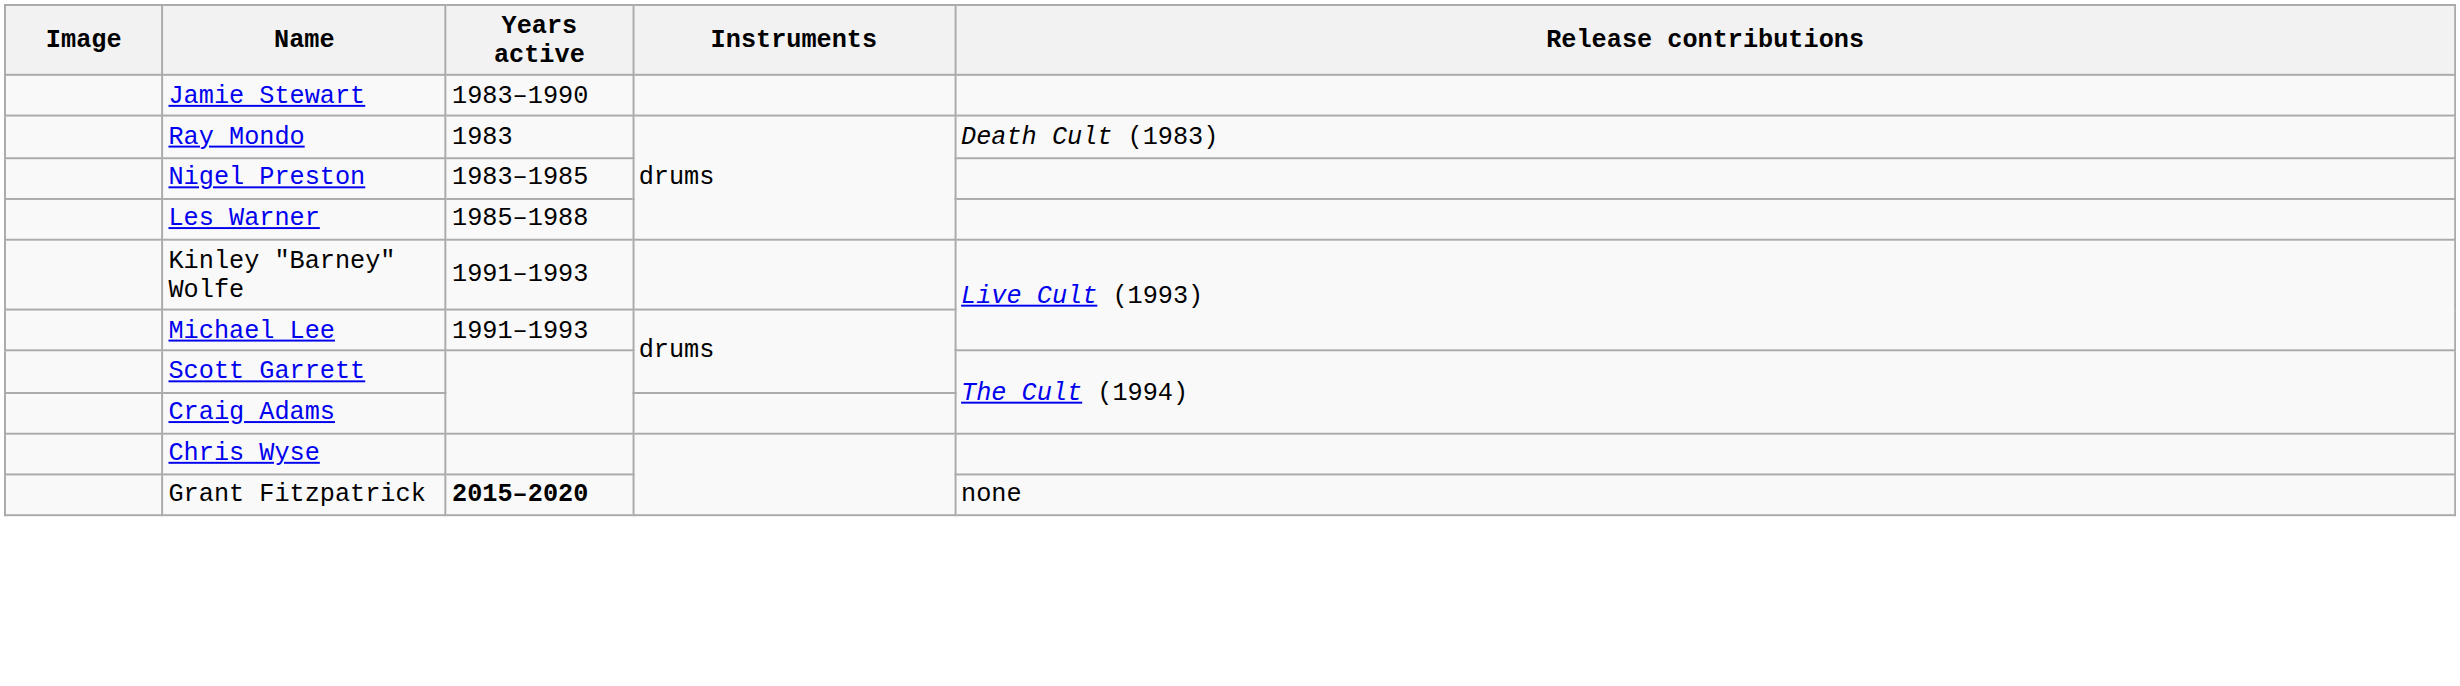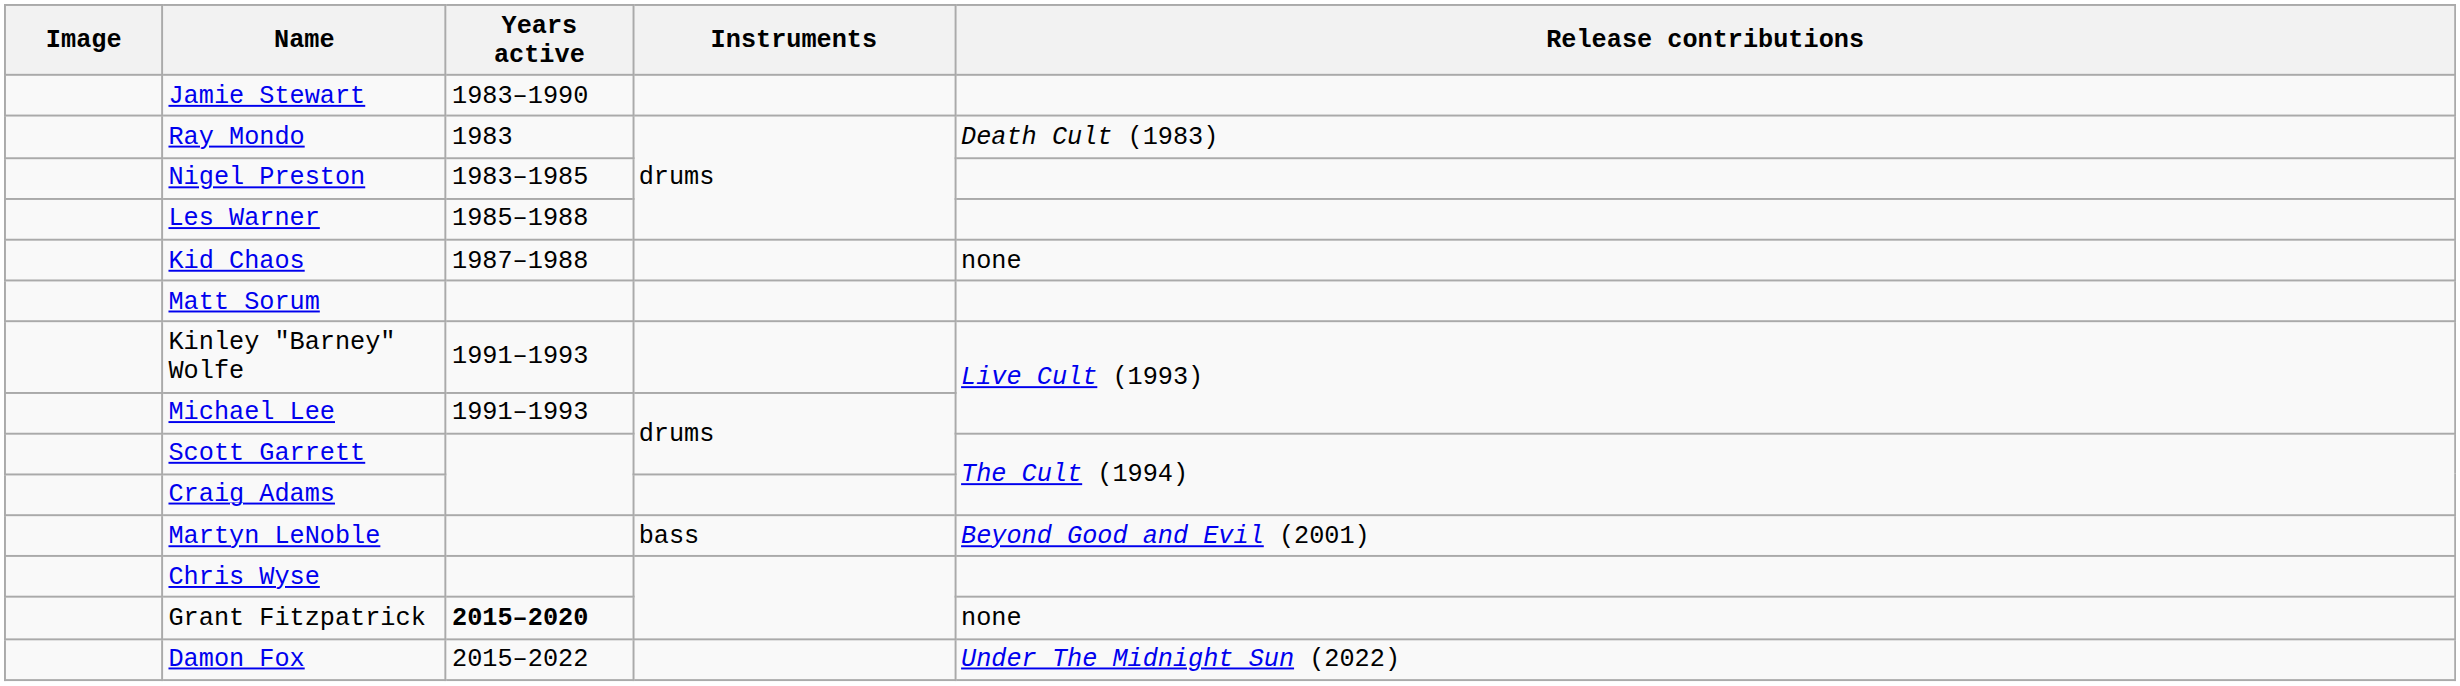+ row: (237, 260)
+ row: (244, 301)
+ row: (274, 536)
+ row: (237, 659)
